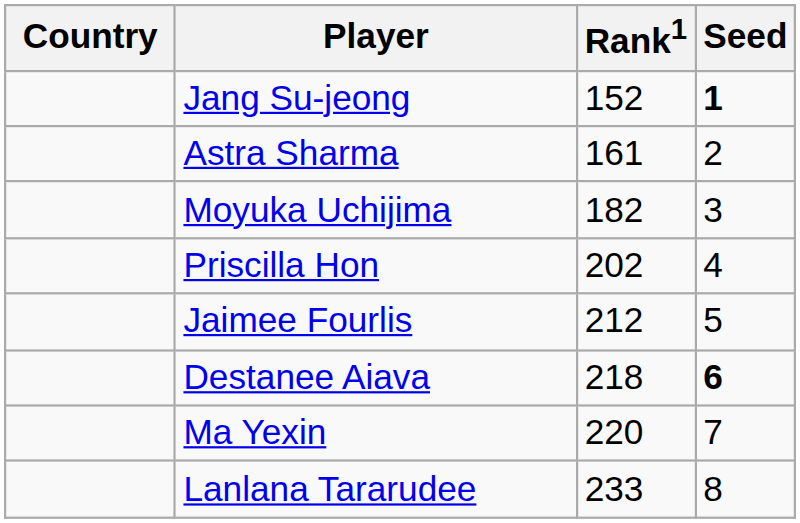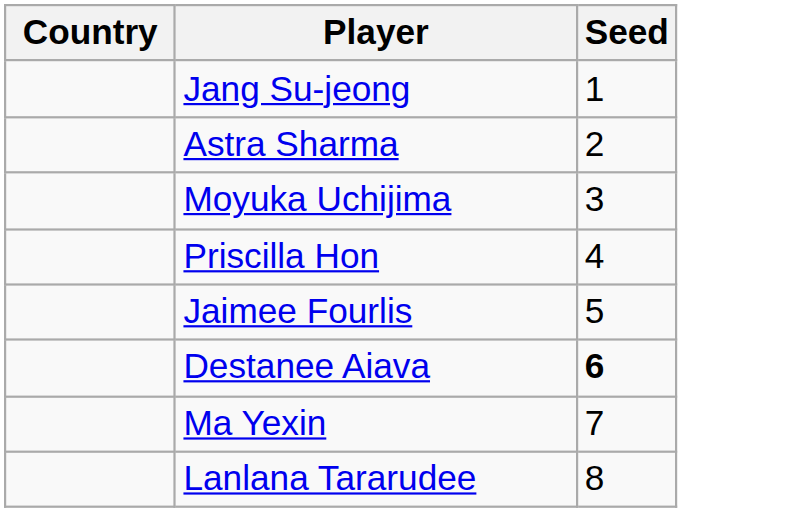- column: (636, 37)
(713, 97) bold -> (594, 88) normal
